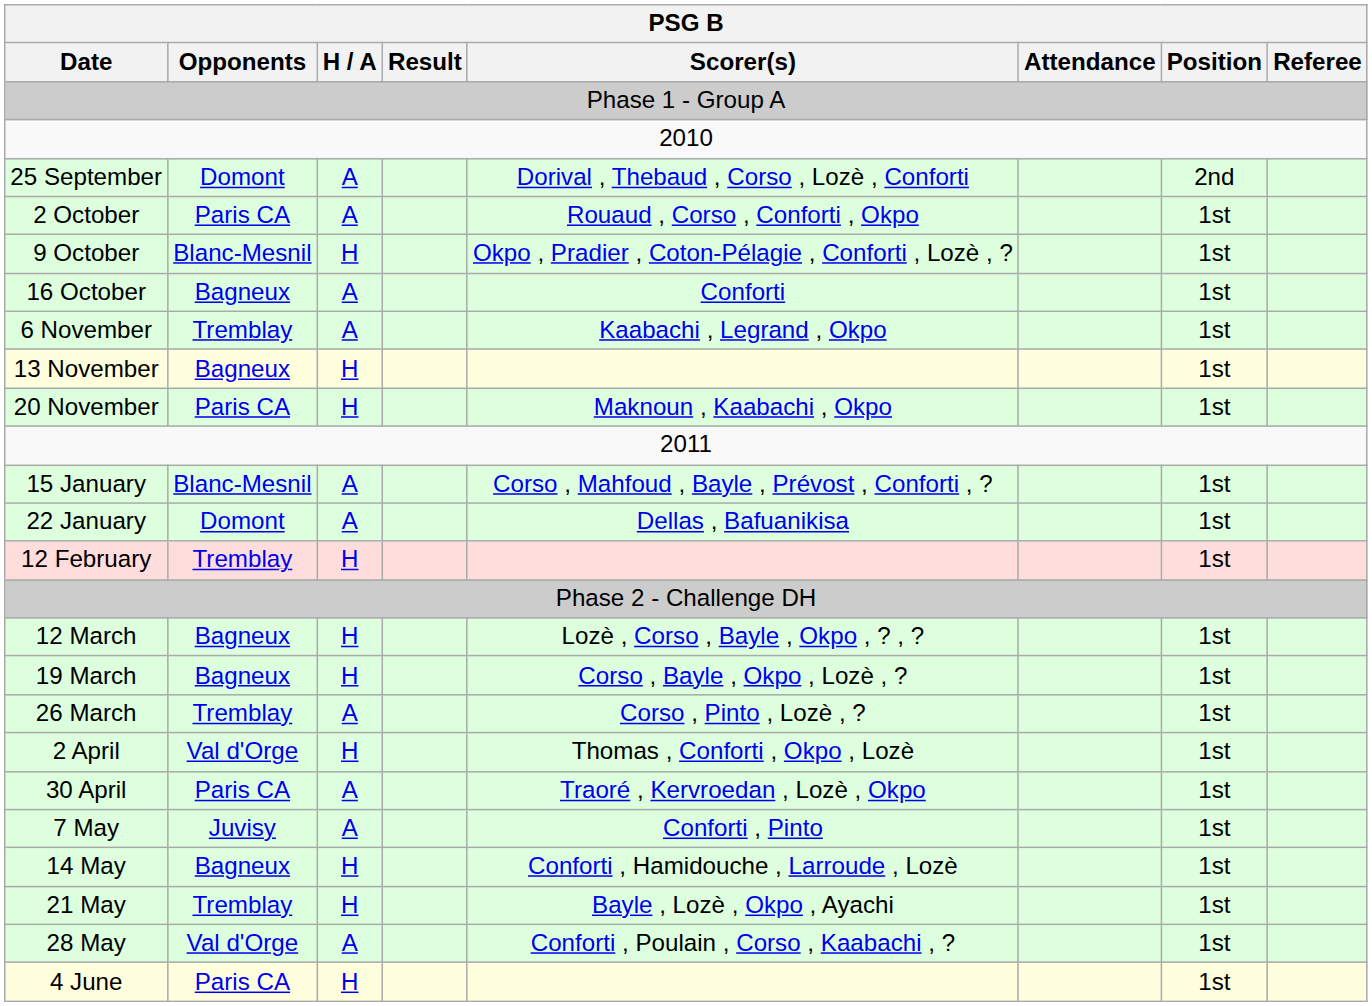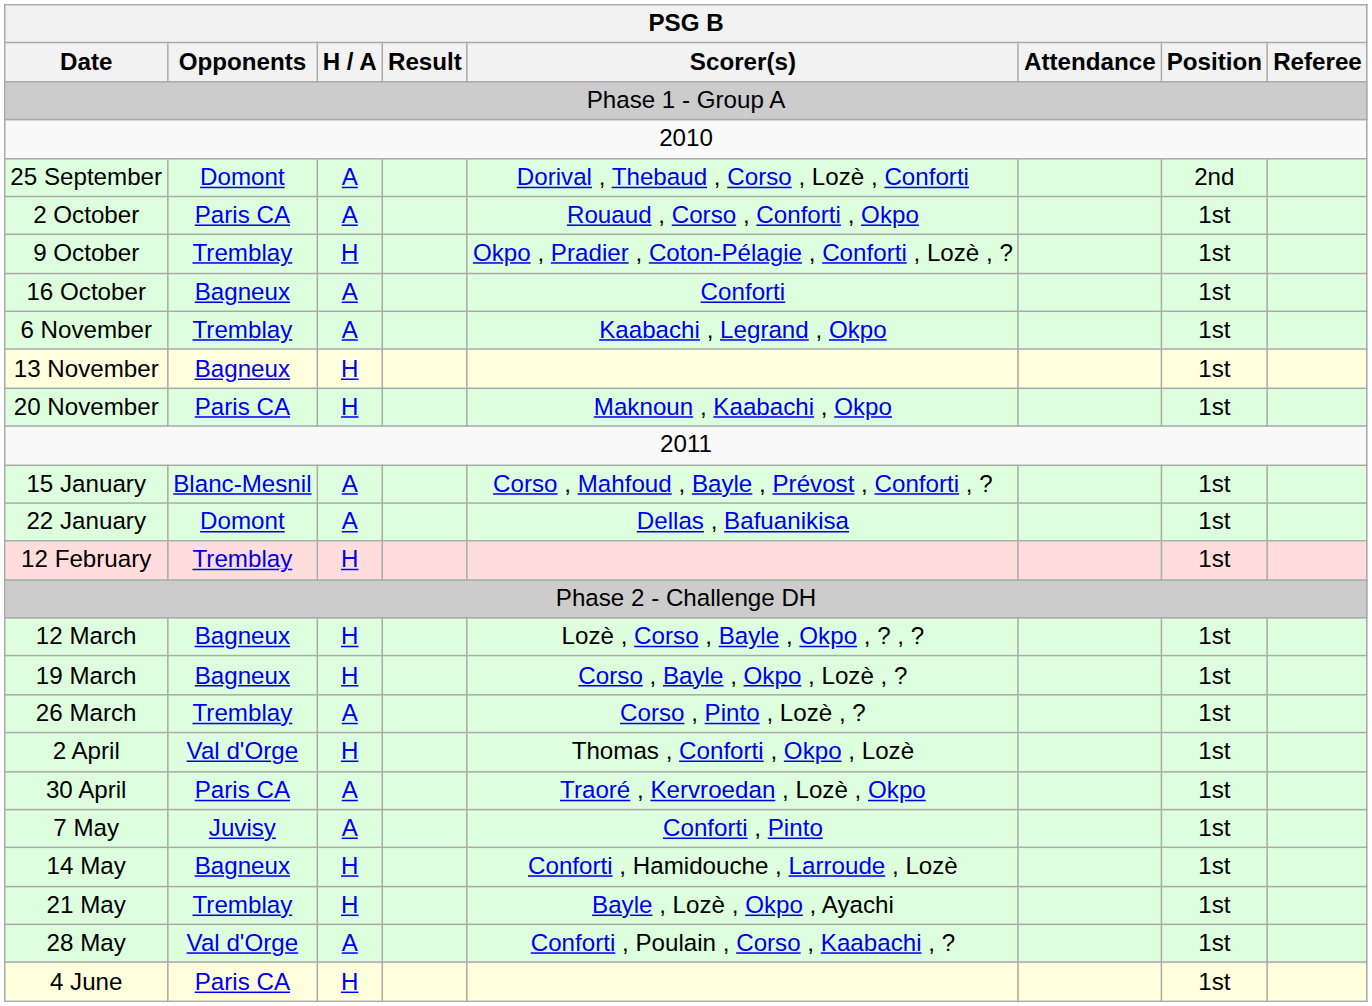(242, 253) Blanc-Mesnil -> (242, 253) Tremblay
